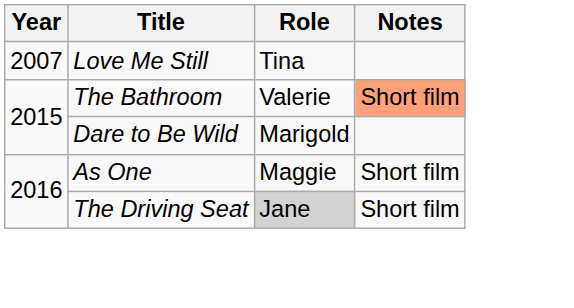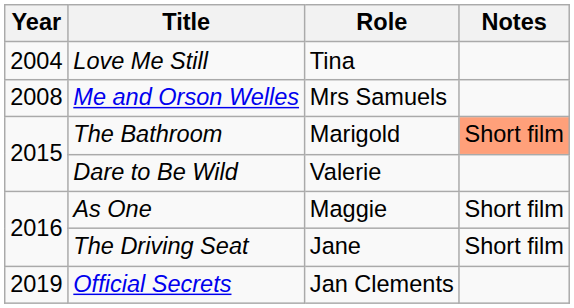(36, 60) 2007 -> (36, 60) 2004
+ row: (186, 97)
(295, 97) Valerie -> (355, 135) Marigold
(304, 135) Marigold -> (346, 172) Valerie
(285, 209) lightgrey background -> (335, 246) no background
+ row: (152, 284)
